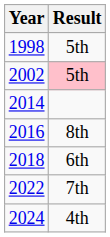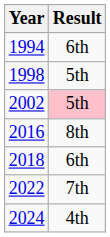+ row: (27, 47)
- row: (27, 103)
